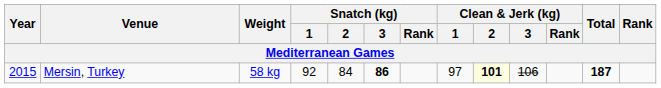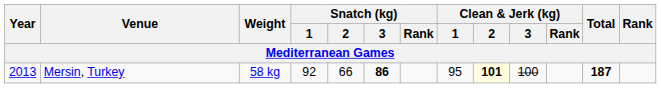(23, 72) 2015 -> (23, 72) 2013
(346, 72) 84 -> (346, 72) 66
(455, 72) 97 -> (455, 72) 95
(528, 72) 106 -> (528, 72) 100
